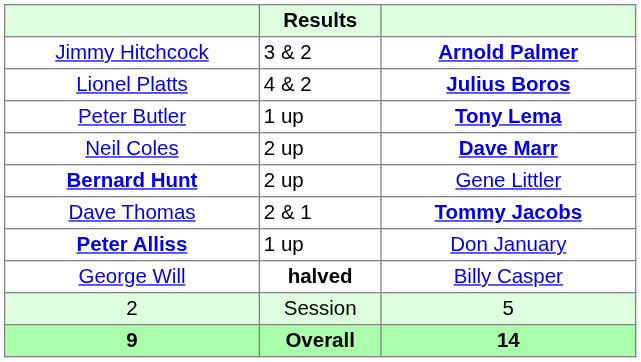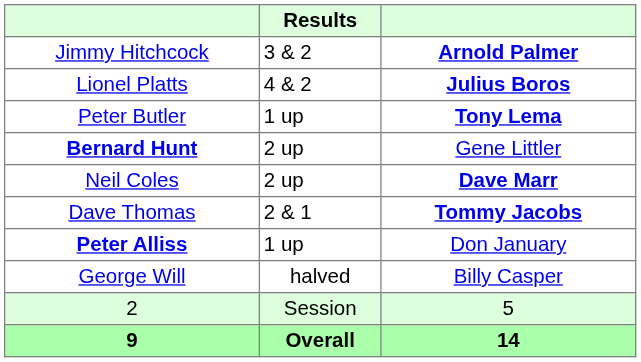rows swapped: (132, 148) <-> (132, 180)
(320, 276) bold -> (320, 276) normal
